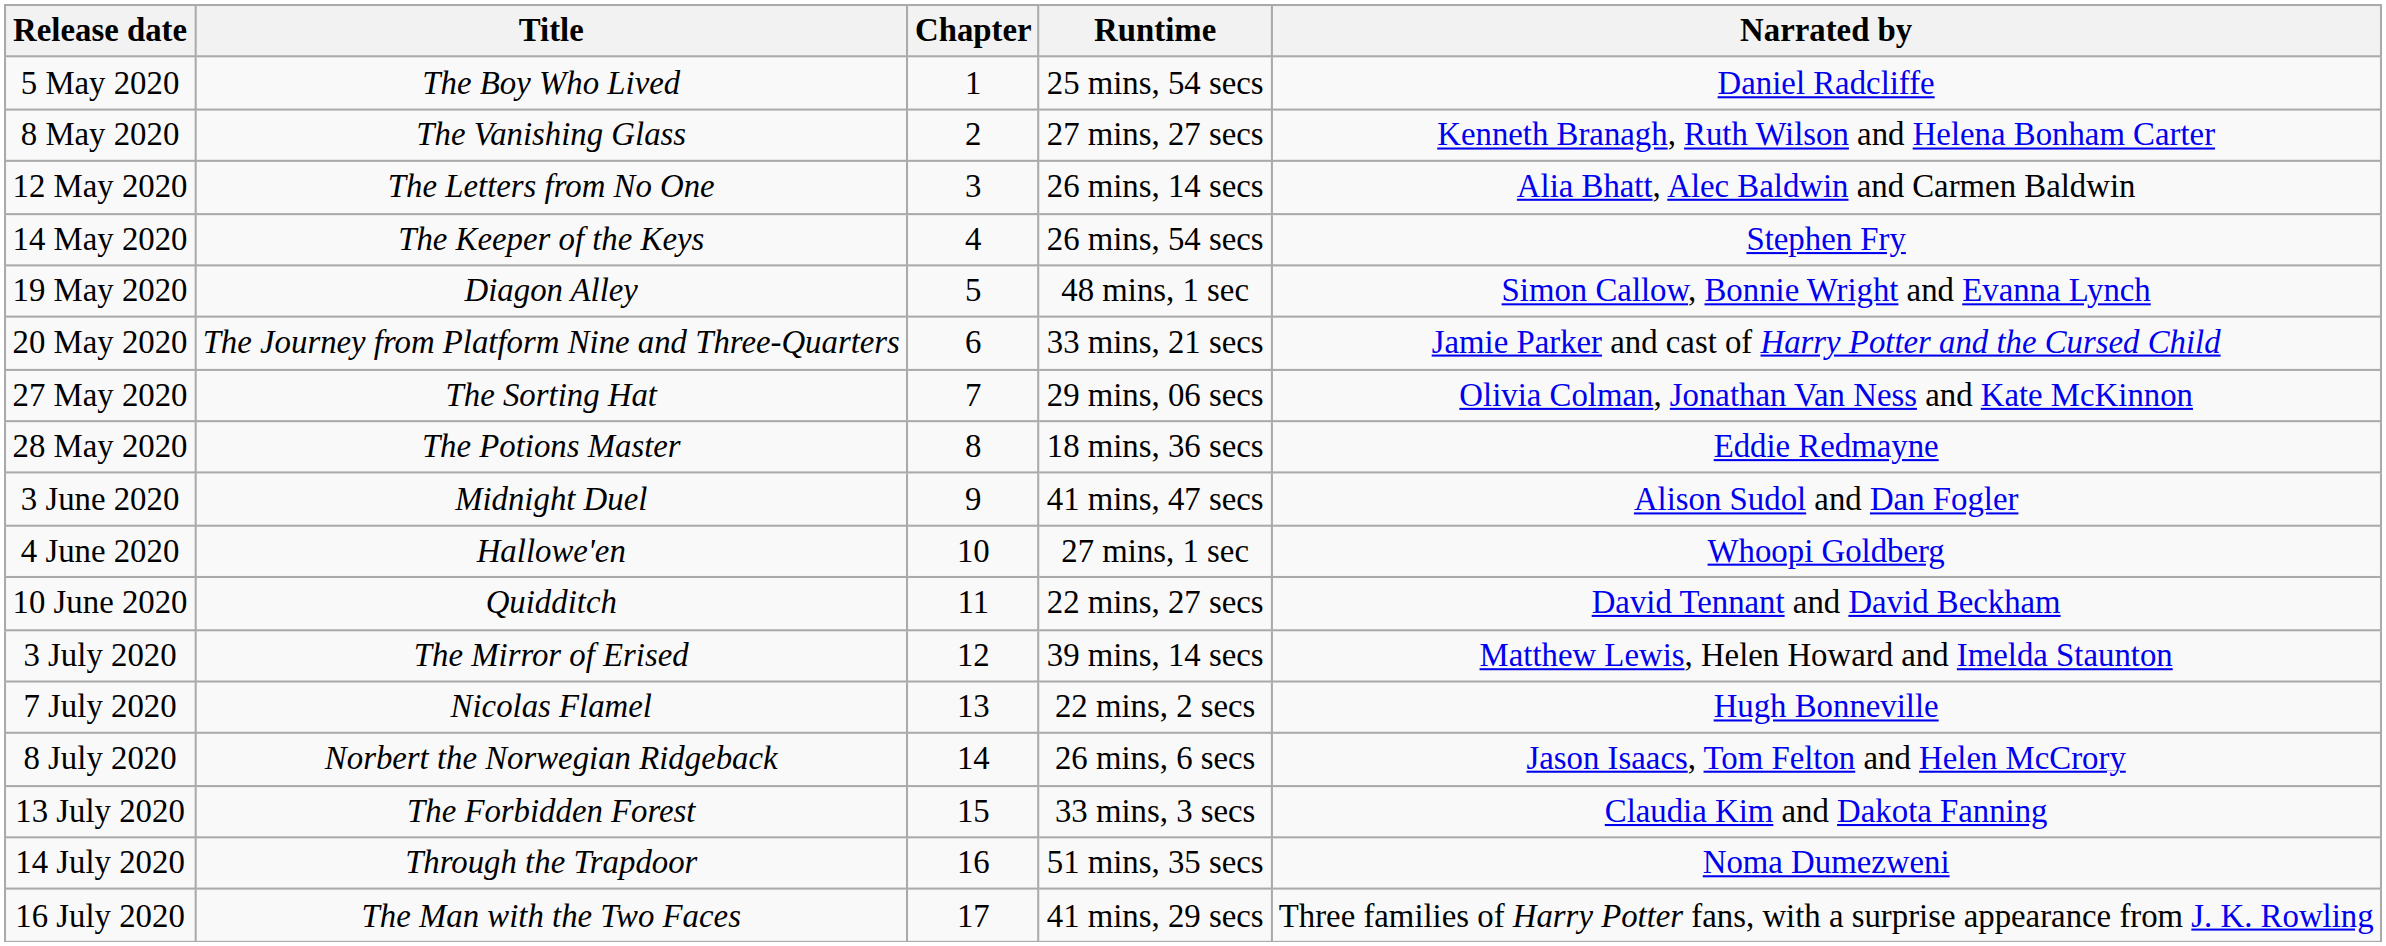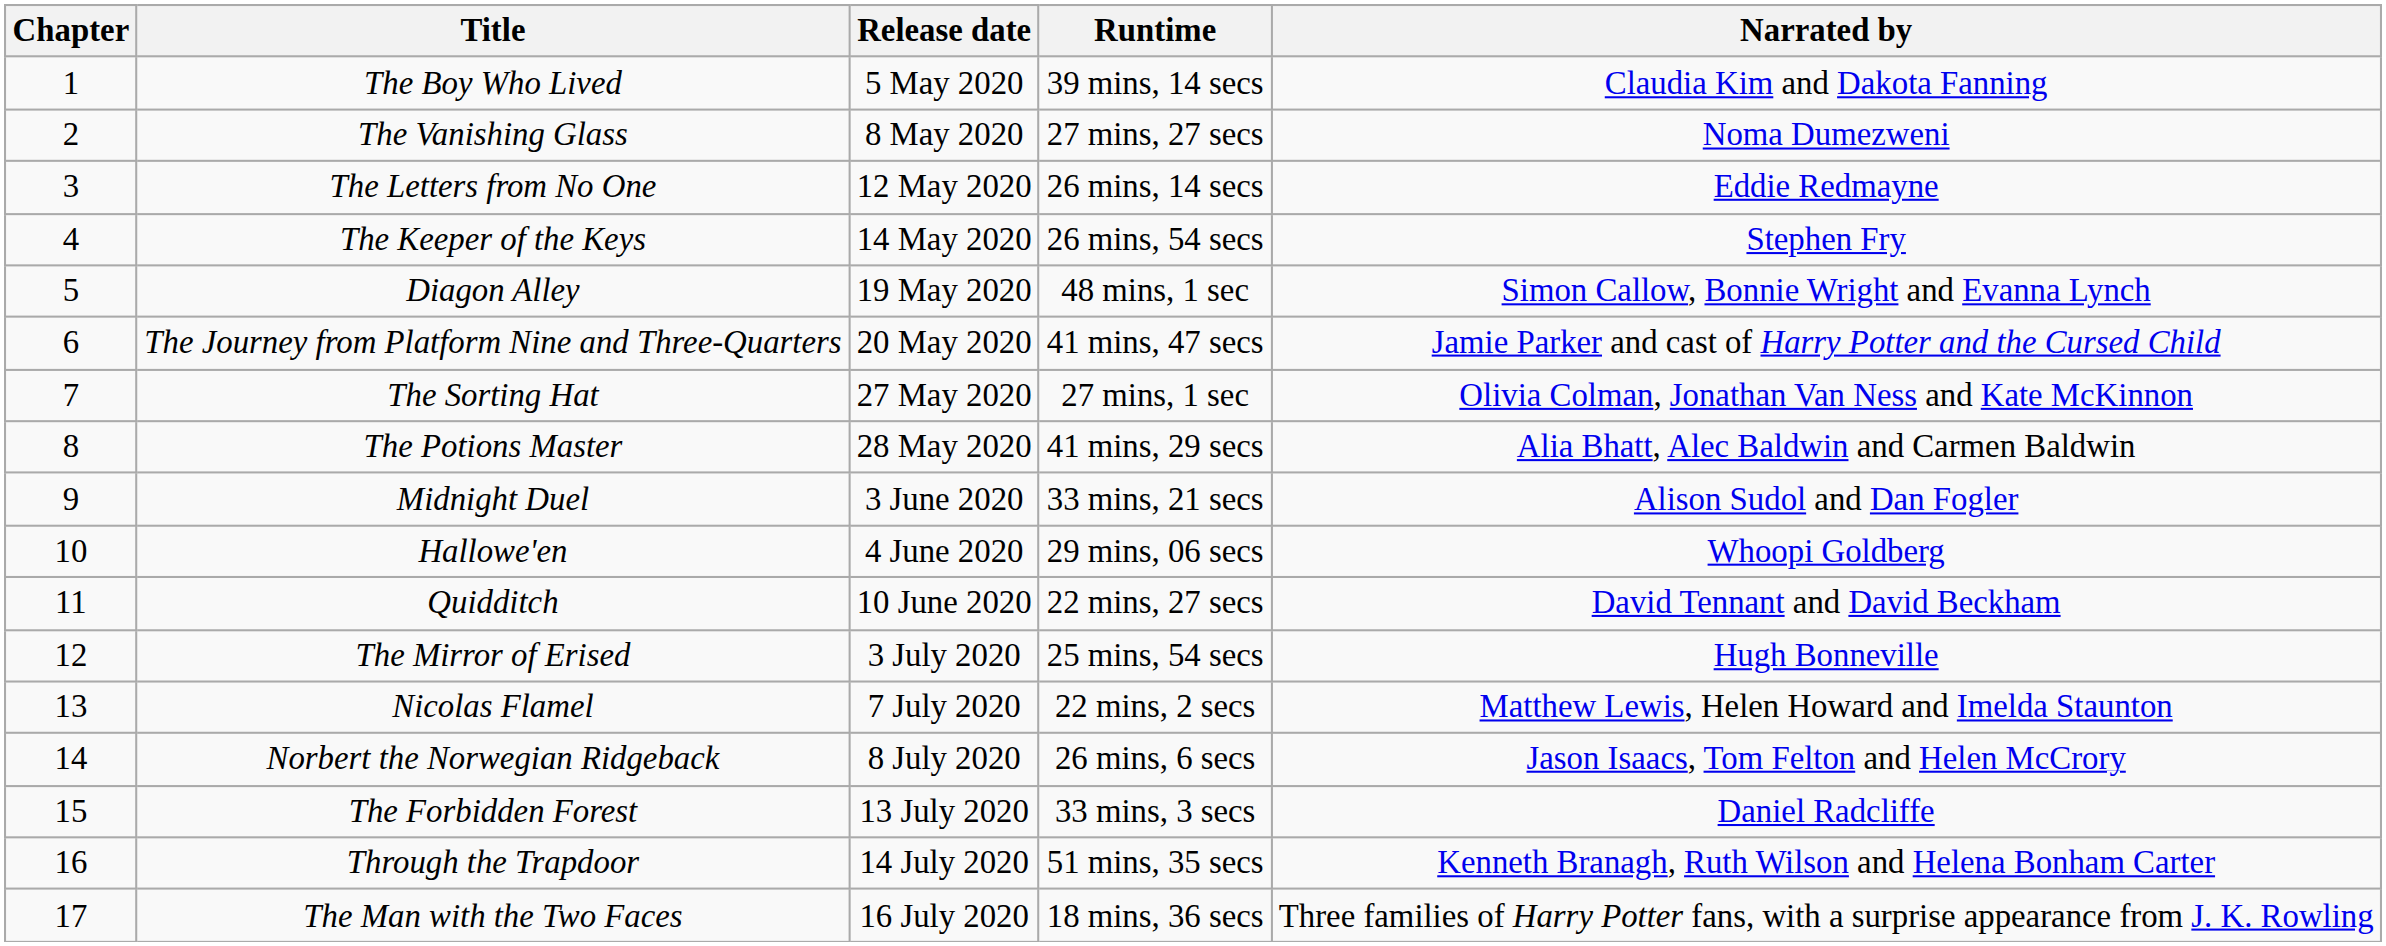columns swapped: (973, 30) <-> (100, 30)
(1155, 82) 25 mins, 54 secs -> (1155, 82) 39 mins, 14 secs
(1826, 82) Daniel Radcliffe -> (1826, 82) Claudia Kim and Dakota Fanning
(1826, 134) Kenneth Branagh, Ruth Wilson and Helena Bonham Carter -> (1826, 134) Noma Dumezweni
(1826, 186) Alia Bhatt, Alec Baldwin and Carmen Baldwin -> (1826, 186) Eddie Redmayne
(1155, 342) 33 mins, 21 secs -> (1155, 342) 41 mins, 47 secs
(1155, 394) 29 mins, 06 secs -> (1155, 394) 27 mins, 1 sec
(1155, 446) 18 mins, 36 secs -> (1155, 446) 41 mins, 29 secs
(1826, 446) Eddie Redmayne -> (1826, 446) Alia Bhatt, Alec Baldwin and Carmen Baldwin
(1155, 498) 41 mins, 47 secs -> (1155, 498) 33 mins, 21 secs
(1155, 550) 27 mins, 1 sec -> (1155, 550) 29 mins, 06 secs
(1155, 654) 39 mins, 14 secs -> (1155, 654) 25 mins, 54 secs
(1826, 654) Matthew Lewis, Helen Howard and Imelda Staunton -> (1826, 654) Hugh Bonneville
(1826, 706) Hugh Bonneville -> (1826, 706) Matthew Lewis, Helen Howard and Imelda Staunton
(1826, 810) Claudia Kim and Dakota Fanning -> (1826, 810) Daniel Radcliffe
(1826, 862) Noma Dumezweni -> (1826, 862) Kenneth Branagh, Ruth Wilson and Helena Bonham Carter
(1155, 914) 41 mins, 29 secs -> (1155, 914) 18 mins, 36 secs
